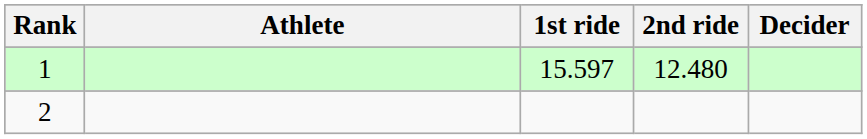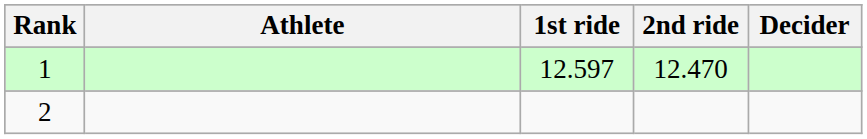(577, 68) 15.597 -> (577, 68) 12.597
(691, 68) 12.480 -> (691, 68) 12.470
